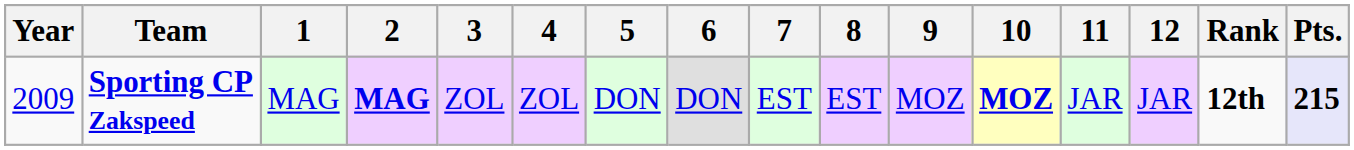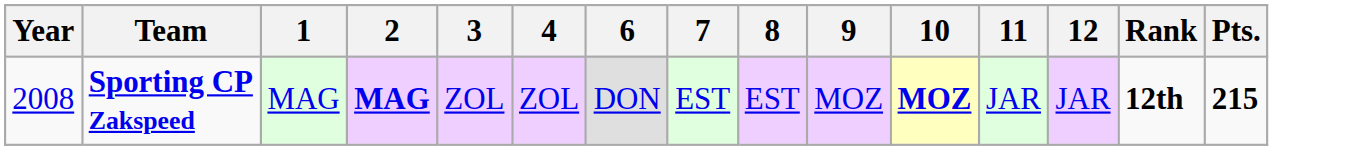- column: (627, 30)
(43, 99) 2009 -> (43, 99) 2008
(1317, 99) lavender background -> (1235, 99) no background
